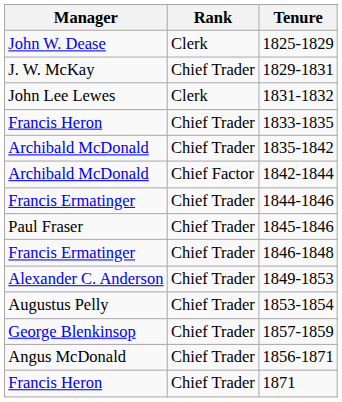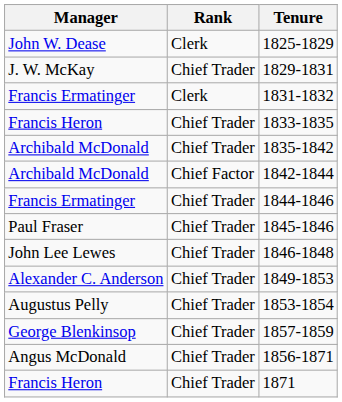(62, 95) John Lee Lewes -> (72, 95) Francis Ermatinger
(72, 252) Francis Ermatinger -> (62, 252) John Lee Lewes
